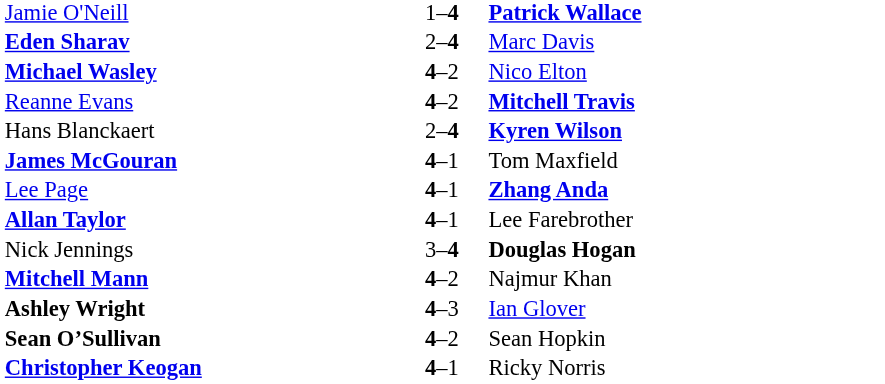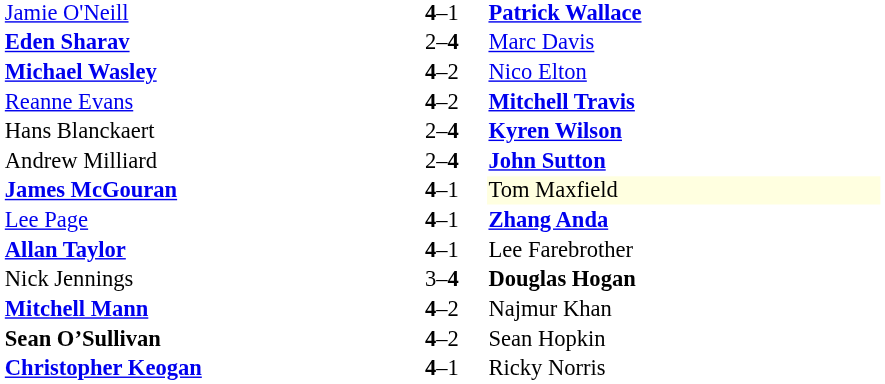(442, 12) 1–4 -> (442, 12) 4–1
+ row: (81, 160)
(553, 160) no background -> (553, 190) lightyellow background
- row: (75, 308)
